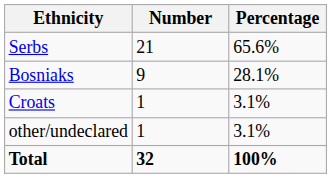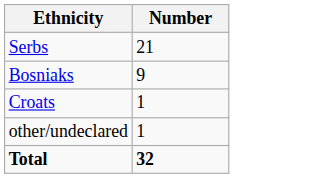- column: (278, 18)
